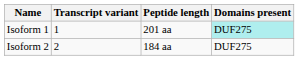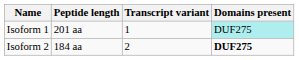columns swapped: (96, 13) <-> (176, 13)
(233, 47) normal -> (233, 47) bold
